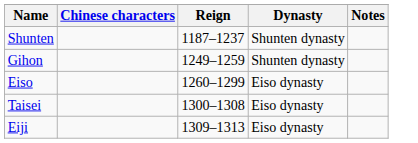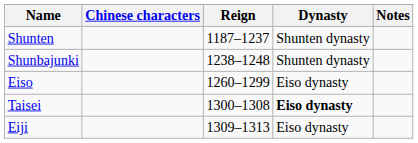+ row: (43, 60)
- row: (25, 60)
(287, 104) normal -> (314, 104) bold
